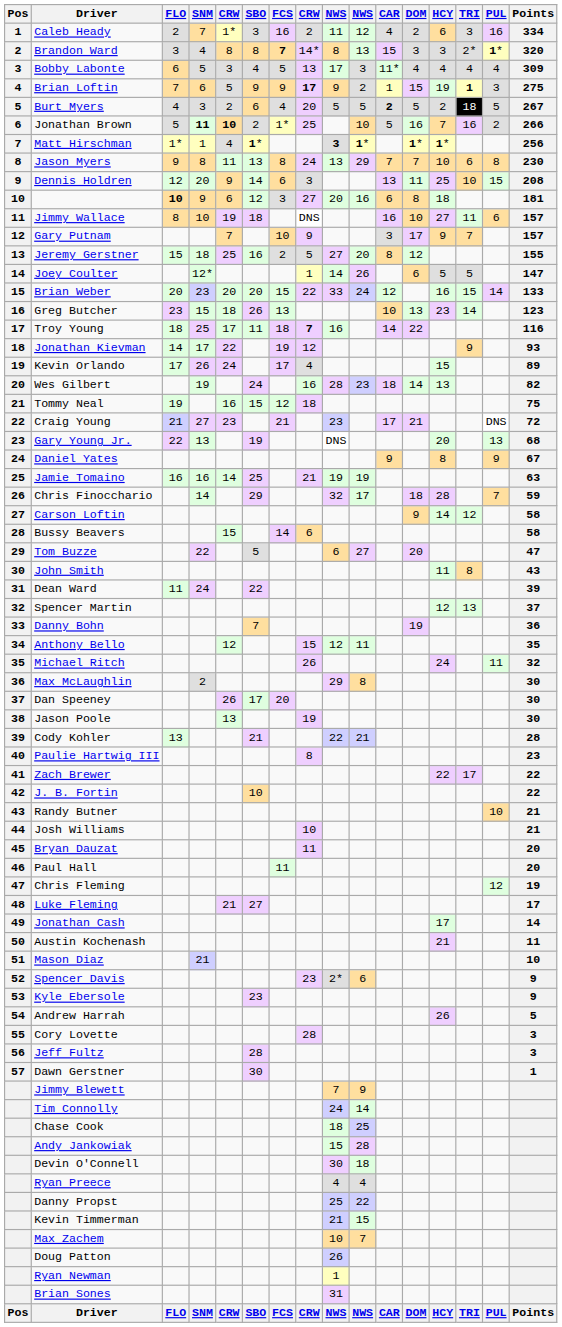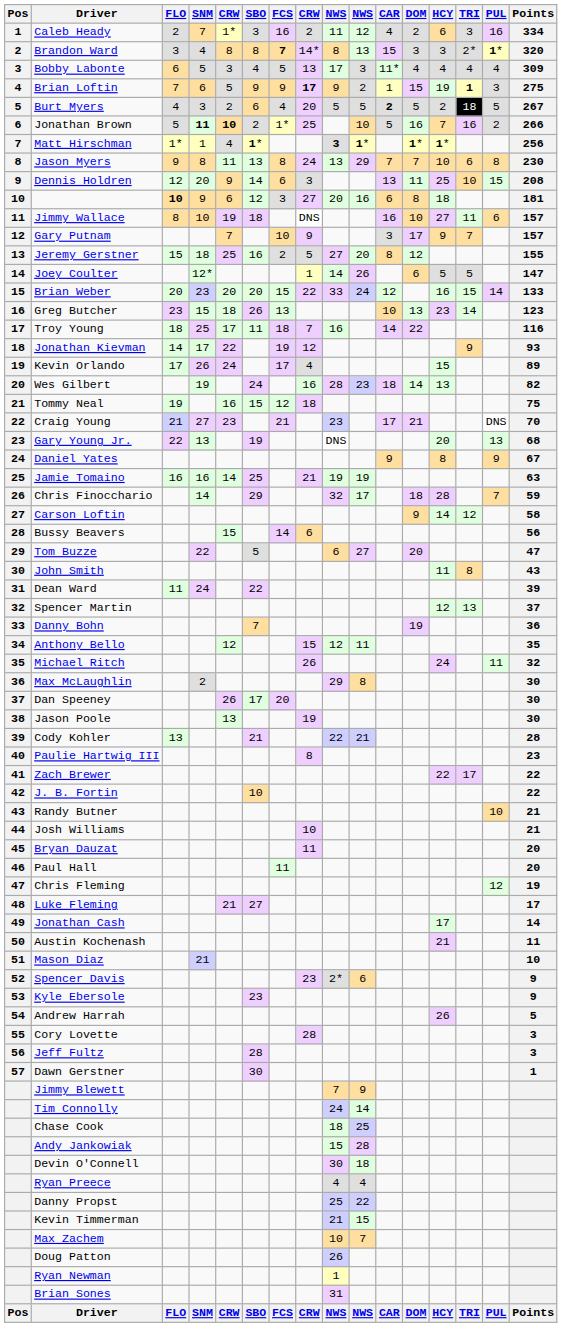(309, 329) bold -> (309, 329) normal
(533, 422) 72 -> (533, 422) 70
(533, 534) 58 -> (533, 534) 56
